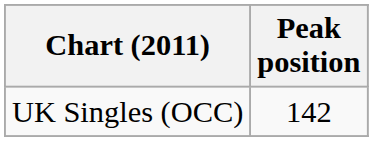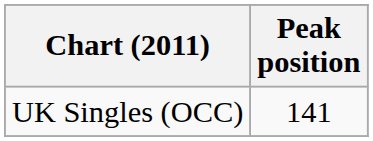(309, 111) 142 -> (309, 111) 141
